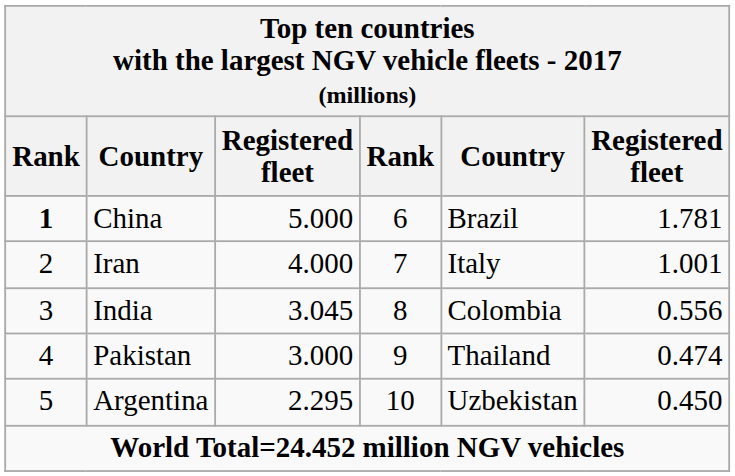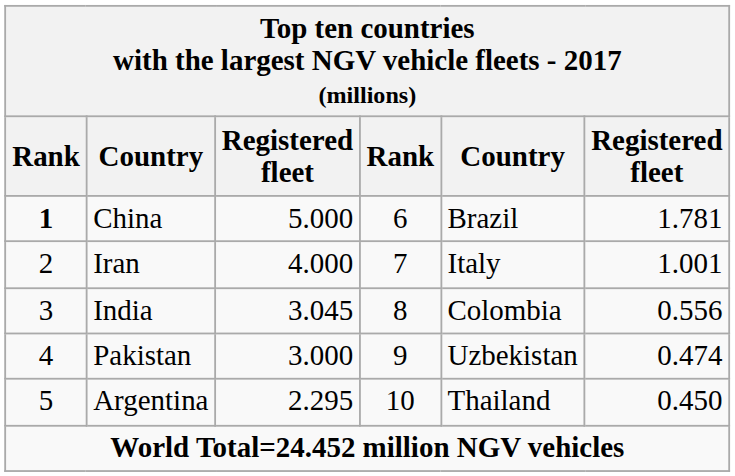(499, 355) Thailand -> (513, 355) Uzbekistan
(513, 401) Uzbekistan -> (499, 401) Thailand
